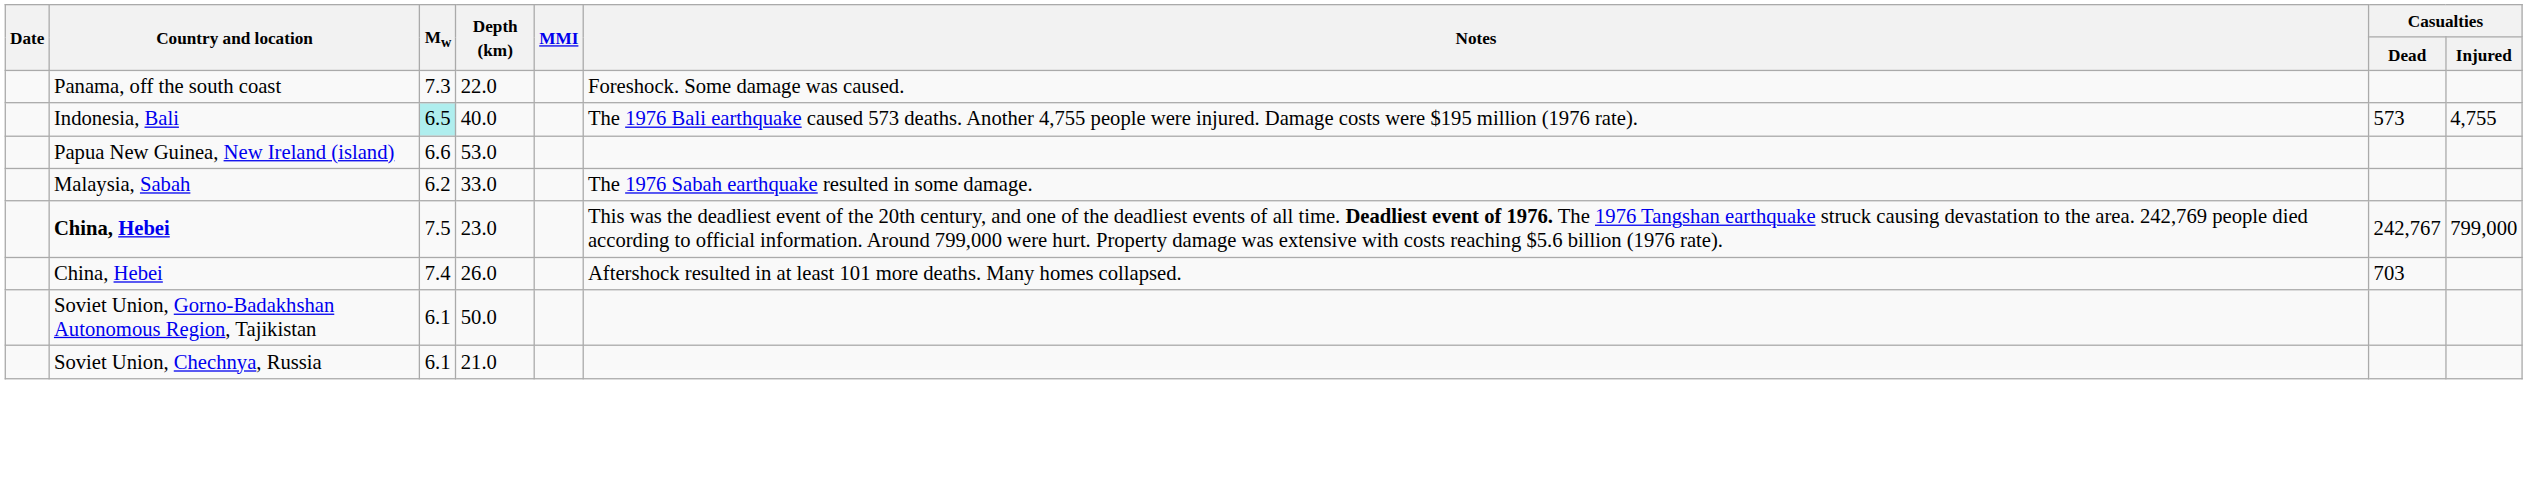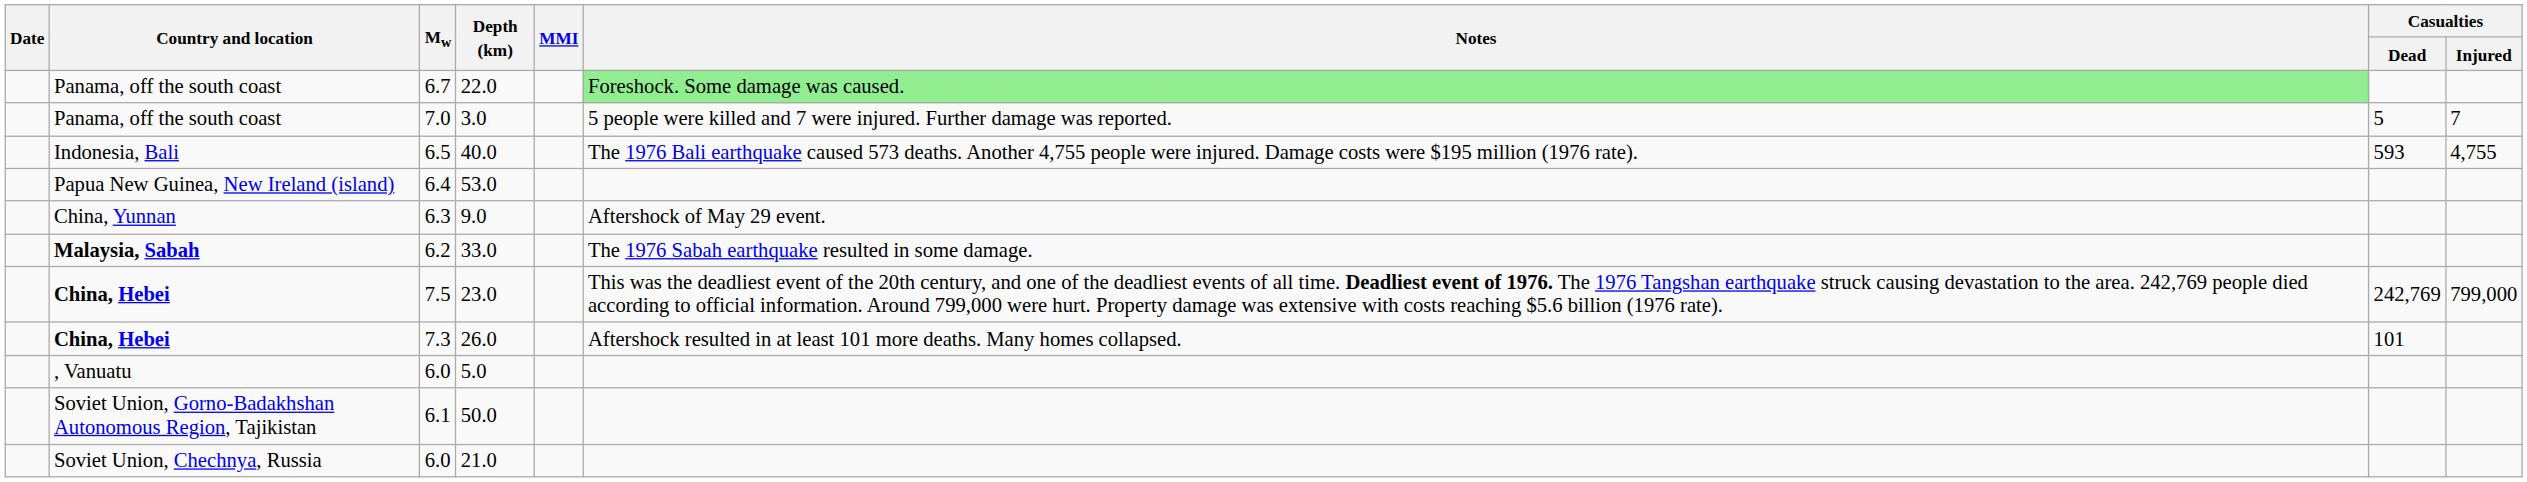(438, 86) 7.3 -> (438, 86) 6.7
(746, 86) no background -> (746, 86) lightgreen background
+ row: (474, 119)
(438, 119) paleturquoise background -> (438, 151) no background
(2389, 119) 573 -> (2389, 151) 593
(438, 151) 6.6 -> (438, 184) 6.4
+ row: (474, 217)
(122, 184) normal -> (127, 250) bold
(2407, 228) 242,767 -> (2407, 294) 242,769
(108, 273) normal -> (112, 338) bold
(438, 273) 7.4 -> (438, 338) 7.3
(2389, 273) 703 -> (2389, 338) 101
+ row: (474, 371)
(438, 361) 6.1 -> (438, 460) 6.0
